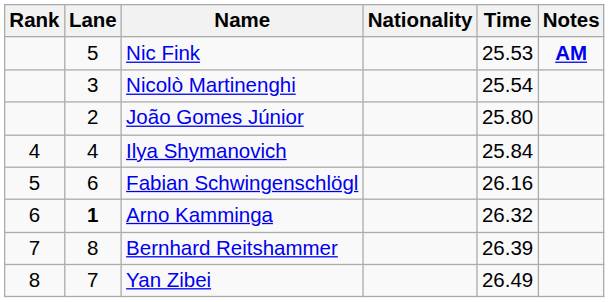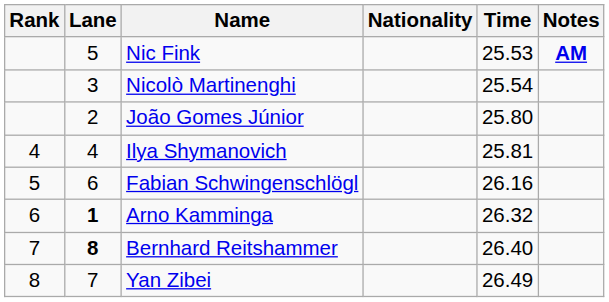(508, 150) 25.84 -> (508, 150) 25.81
(93, 248) normal -> (93, 248) bold
(508, 248) 26.39 -> (508, 248) 26.40
